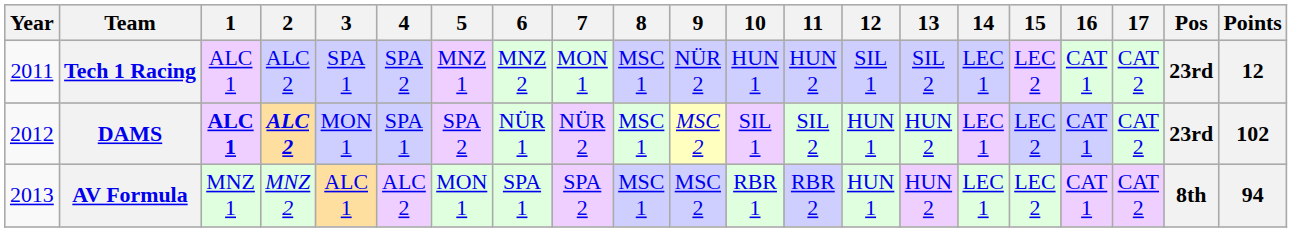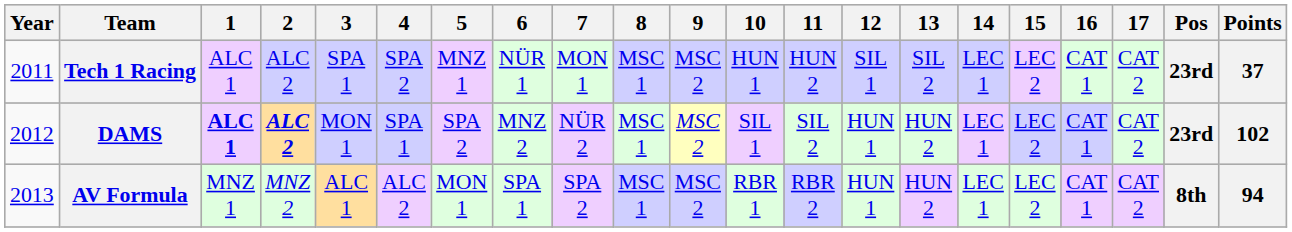(522, 71) MNZ 2 -> (522, 71) NÜR 1
(698, 71) NÜR 2 -> (698, 71) MSC 2
(1253, 71) 12 -> (1253, 71) 37
(522, 133) NÜR 1 -> (522, 133) MNZ 2
